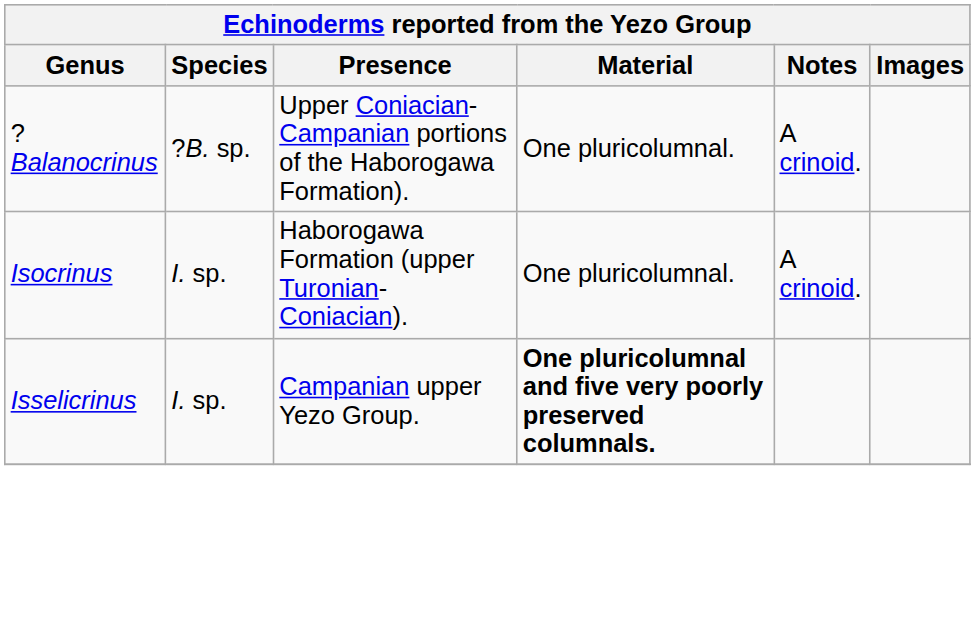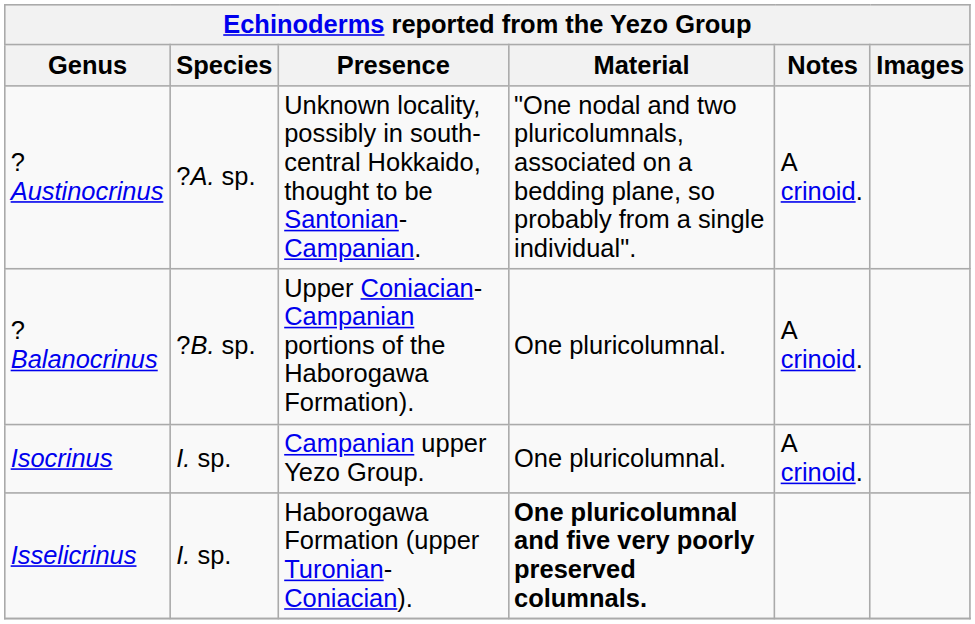+ row: (87, 176)
(377, 274) Haborogawa Formation (upper Turonian-Coniacian). -> (385, 457) Campanian upper Yezo Group.
(380, 400) Campanian upper Yezo Group. -> (382, 555) Haborogawa Formation (upper Turonian-Coniacian).
